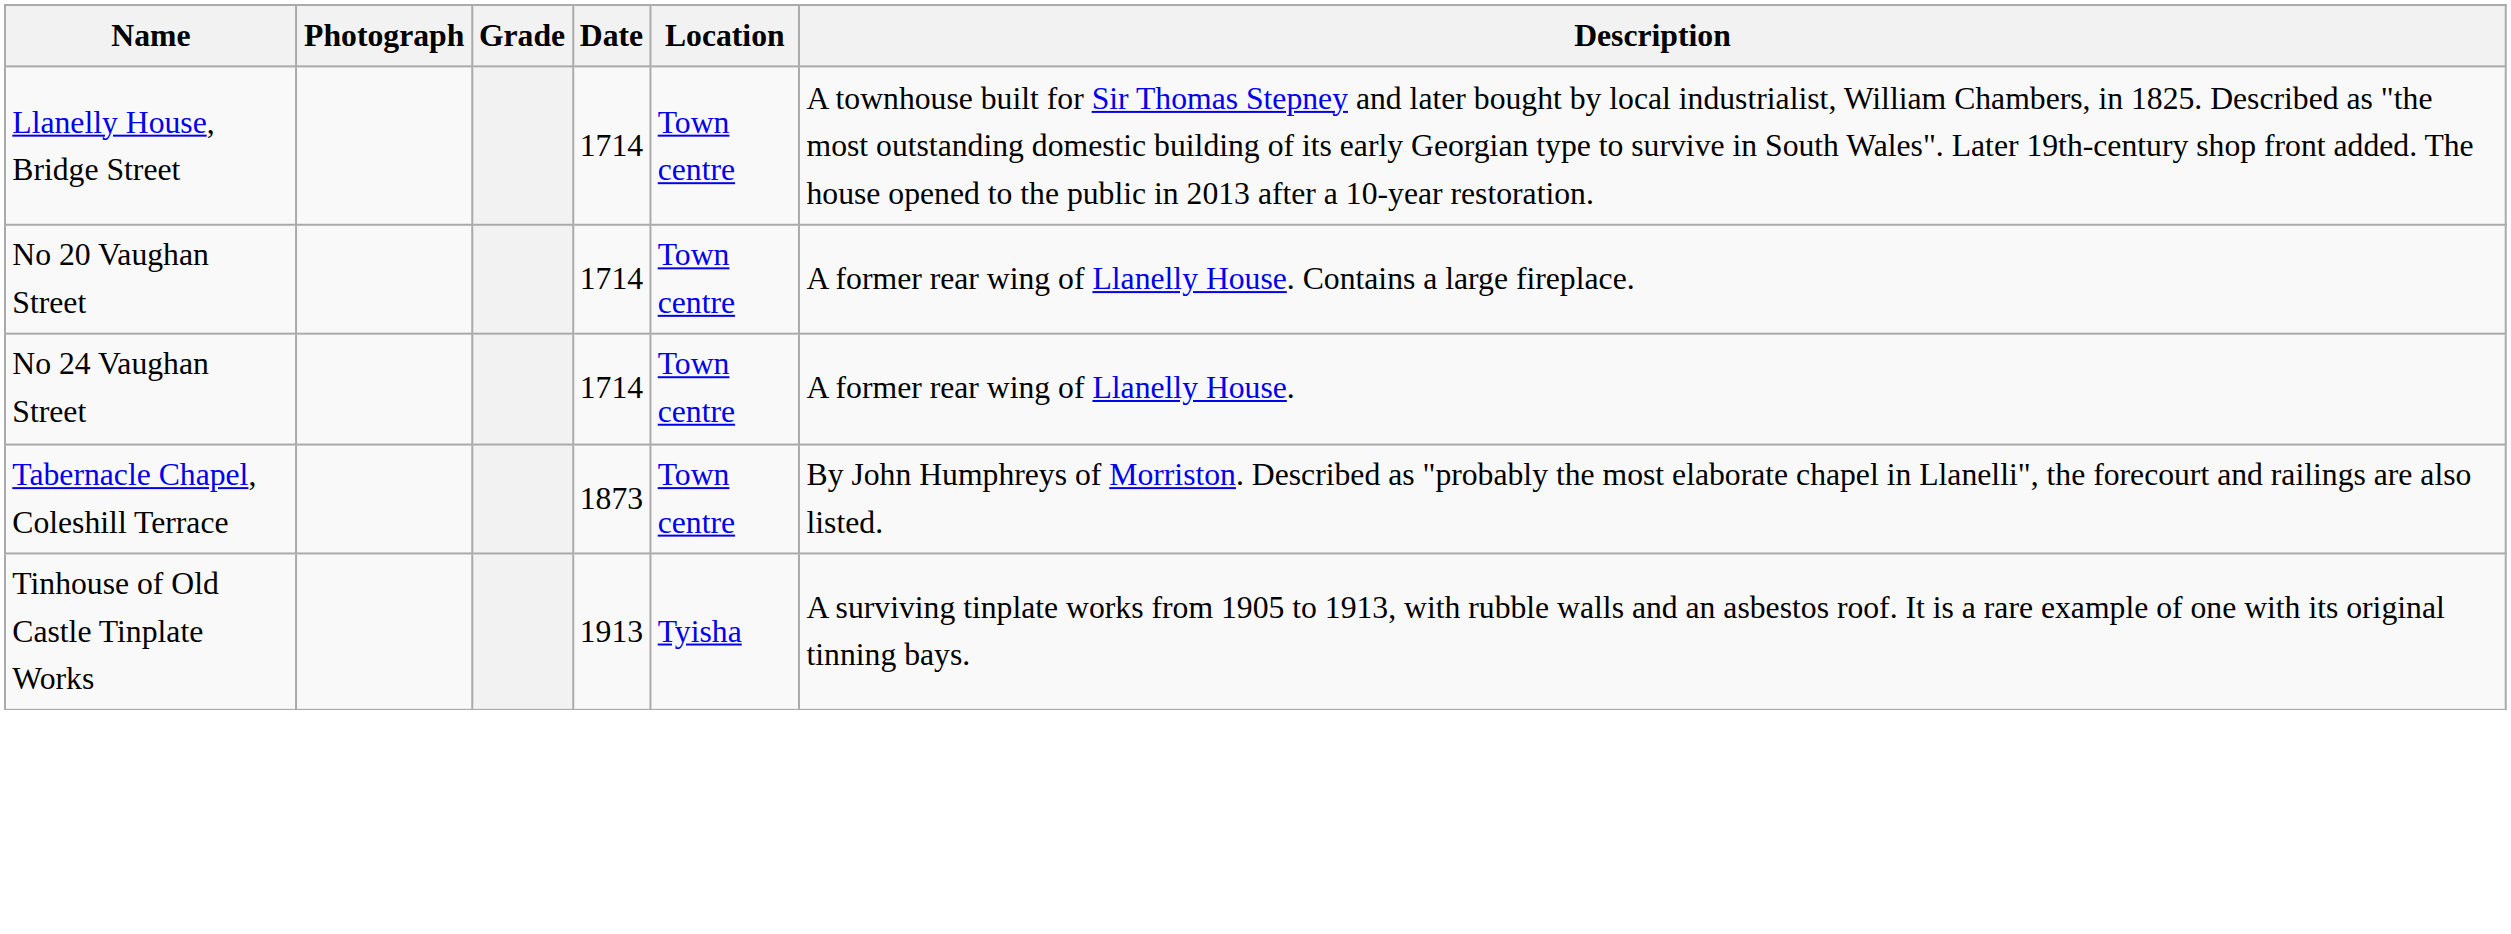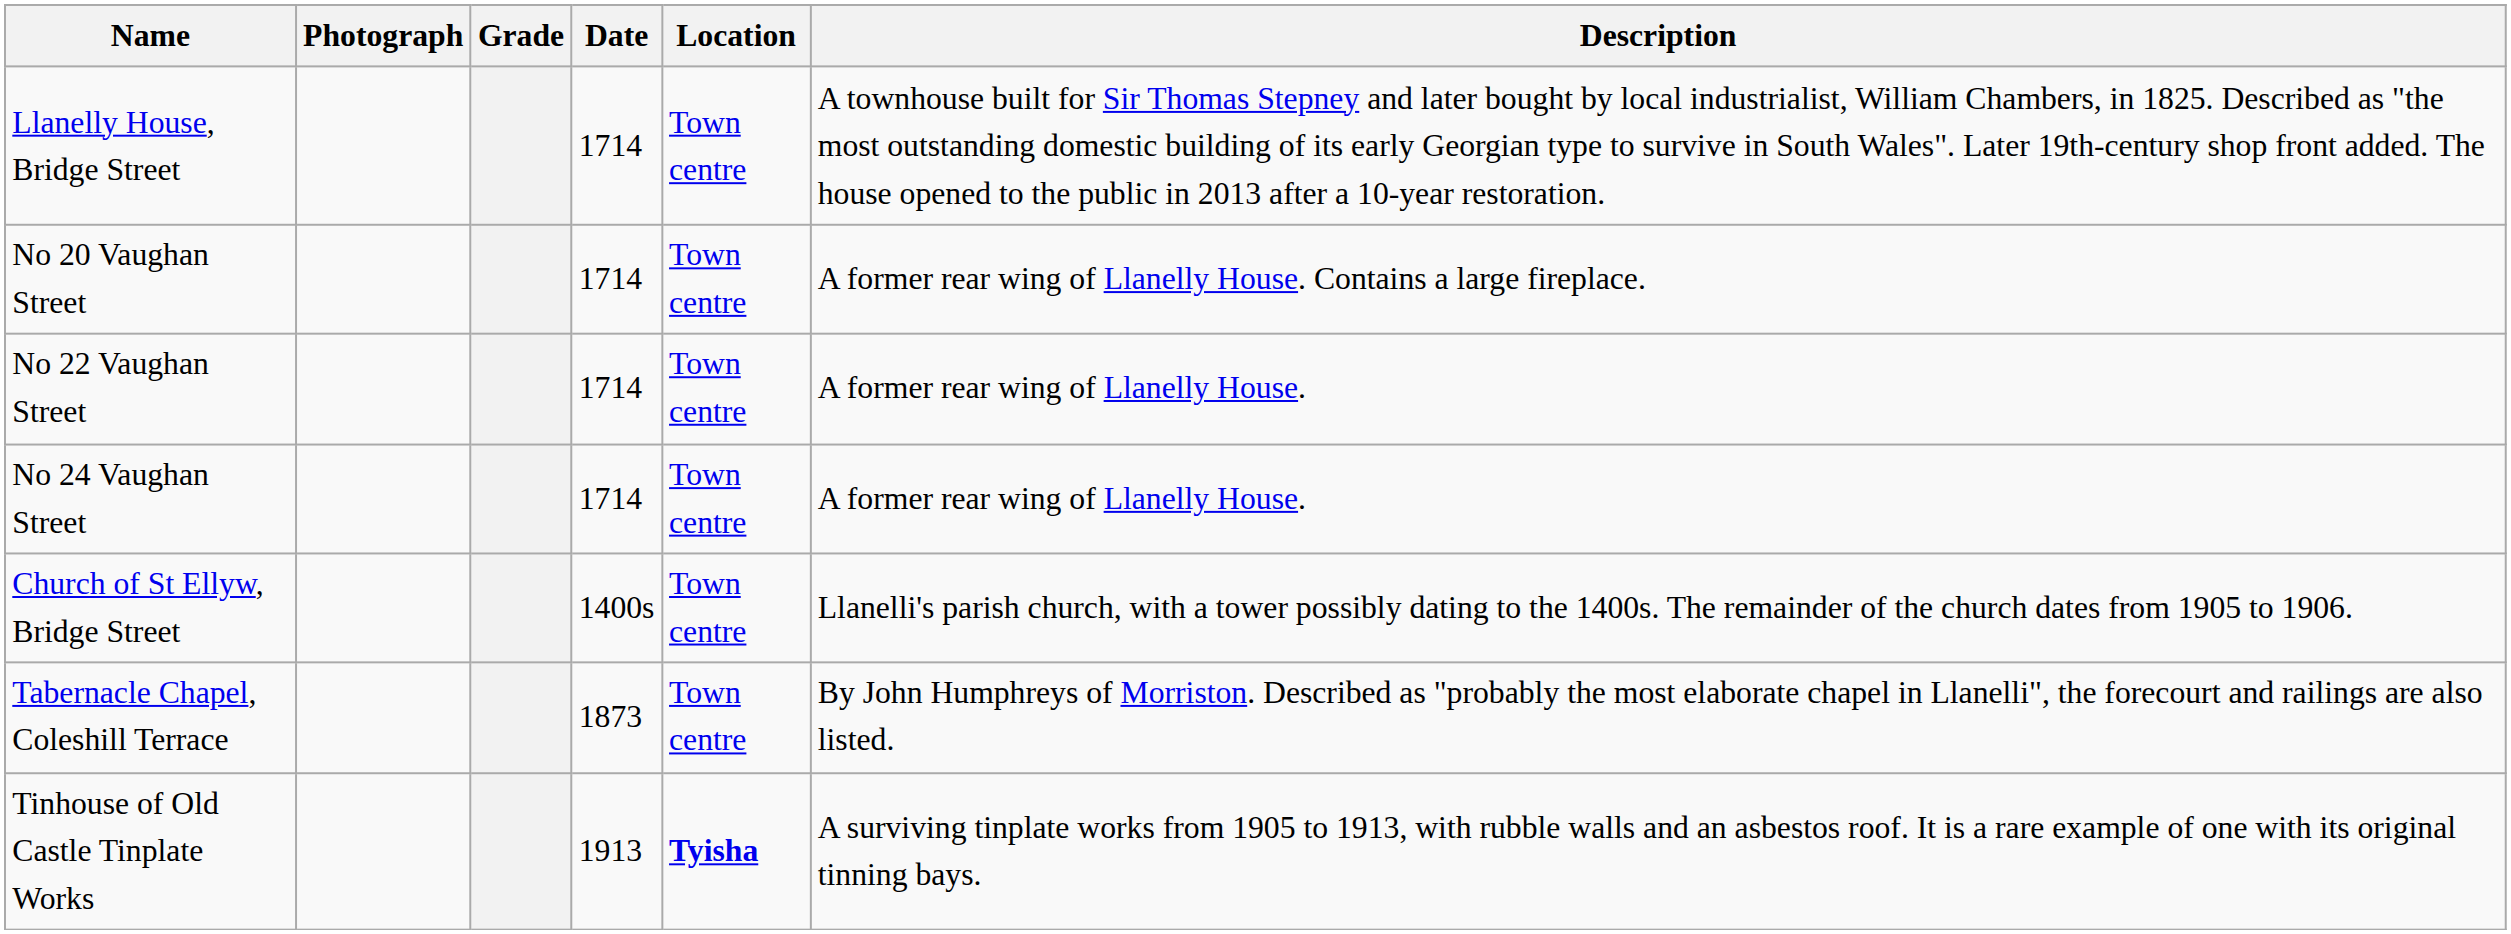+ row: (111, 388)
+ row: (138, 607)
(700, 631) normal -> (714, 850) bold
